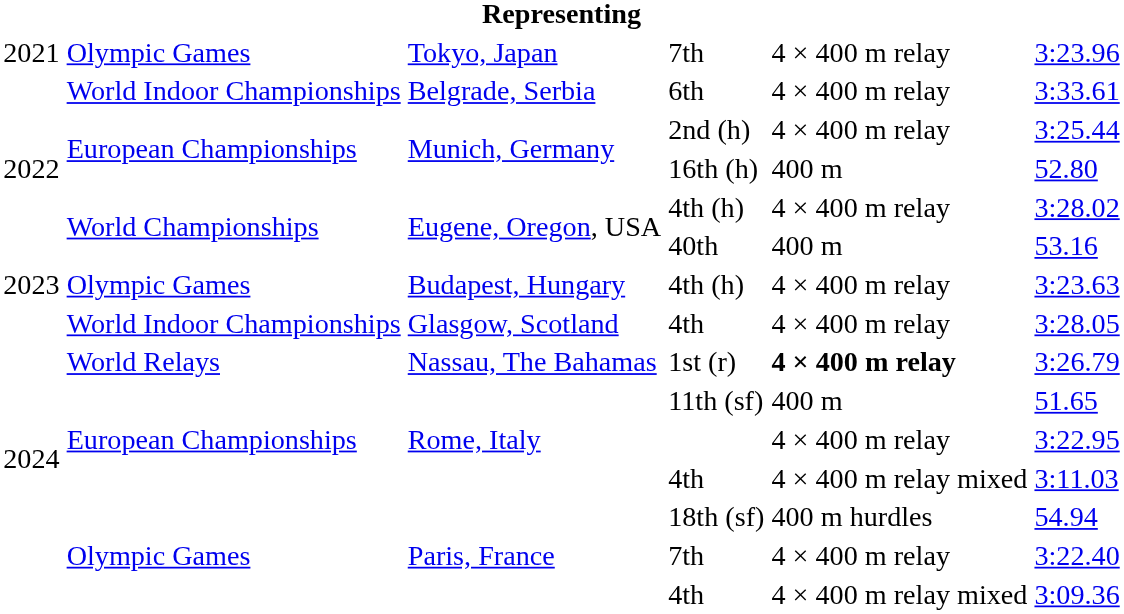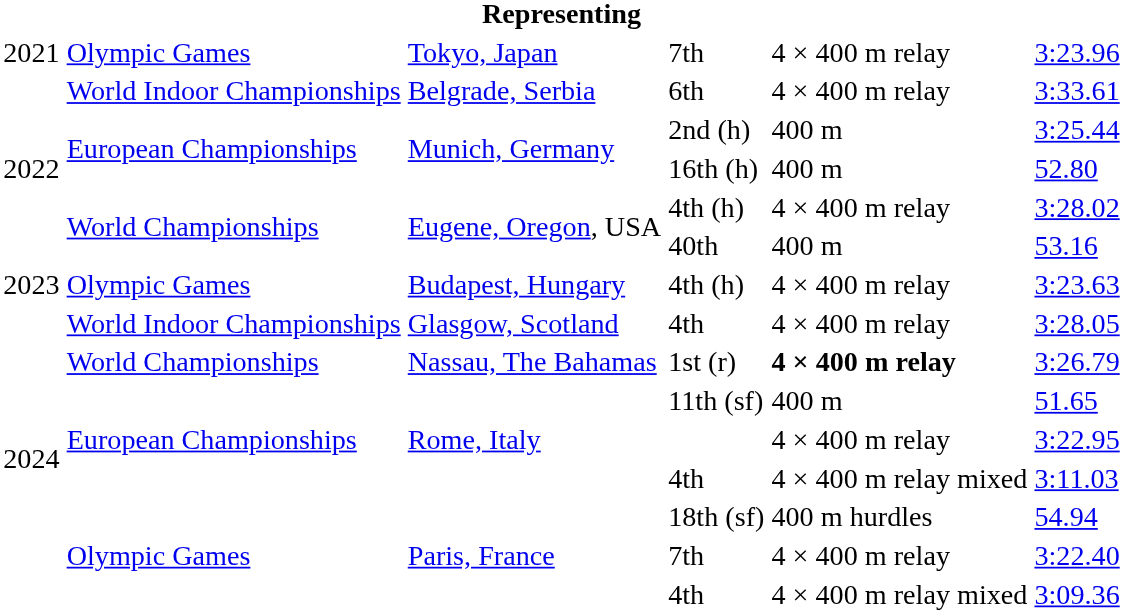(861, 129) 4 × 400 m relay -> (807, 129) 400 m
(143, 362) World Relays -> (193, 362) World Championships
